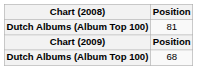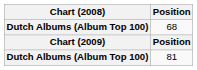rows swapped: (172, 27) <-> (172, 57)
